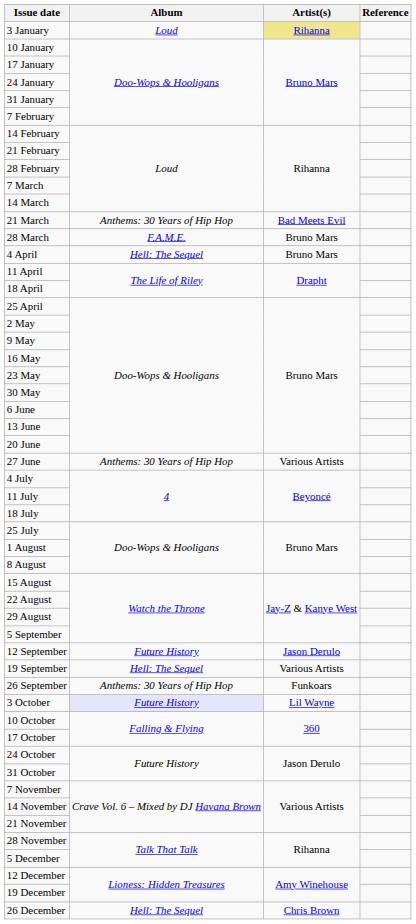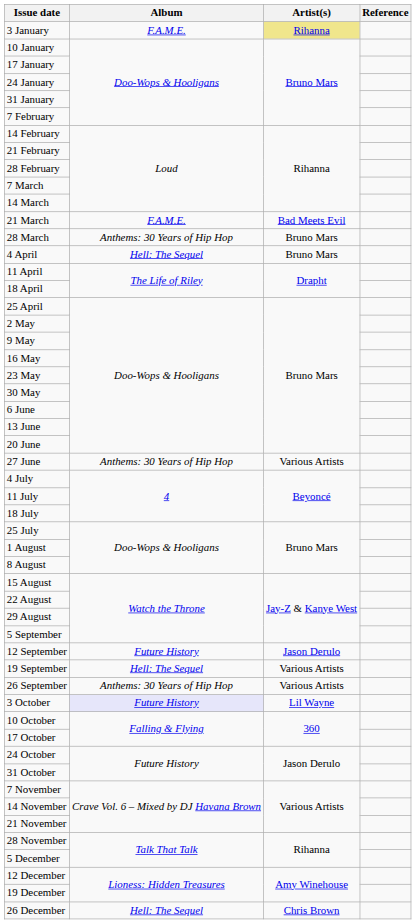(167, 30) Loud -> (167, 30) F.A.M.E.
(167, 220) Anthems: 30 Years of Hip Hop -> (167, 220) F.A.M.E.
(167, 237) F.A.M.E. -> (167, 237) Anthems: 30 Years of Hip Hop
(312, 686) Funkoars -> (312, 686) Various Artists
